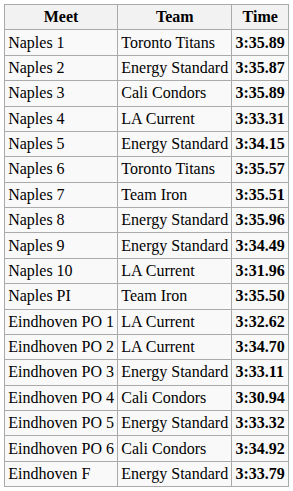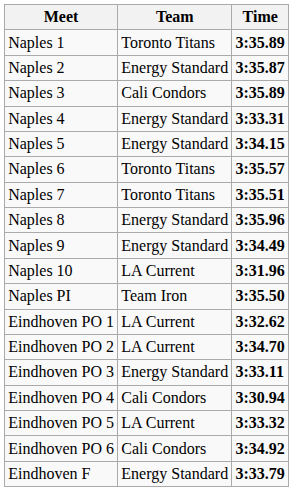(158, 118) LA Current -> (175, 118) Energy Standard
(154, 194) Team Iron -> (168, 194) Toronto Titans
(175, 423) Energy Standard -> (158, 423) LA Current
